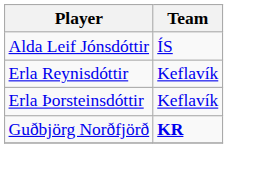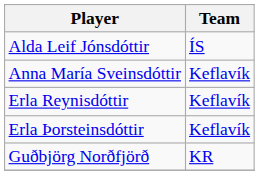+ row: (95, 73)
(170, 128) bold -> (201, 156) normal
